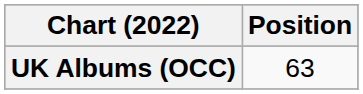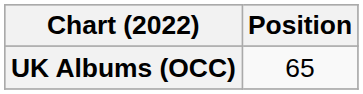(300, 67) 63 -> (300, 67) 65
